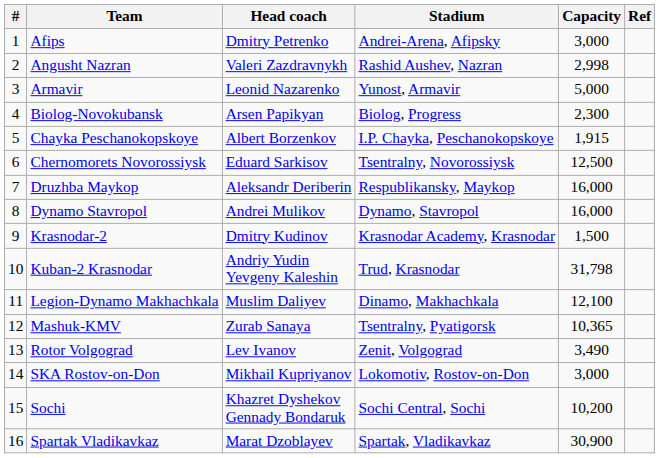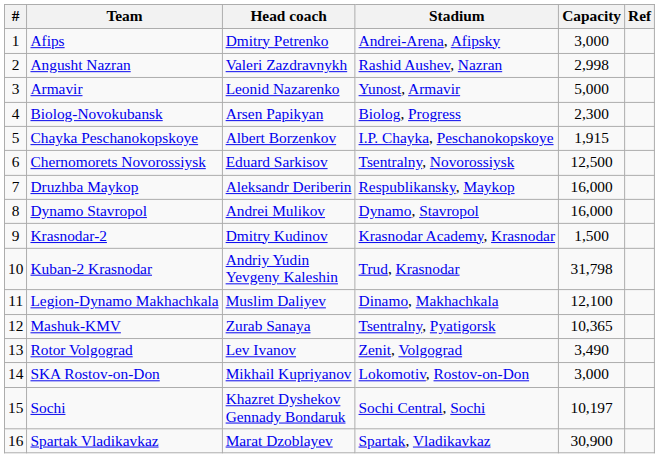(592, 408) 10,200 -> (592, 408) 10,197
